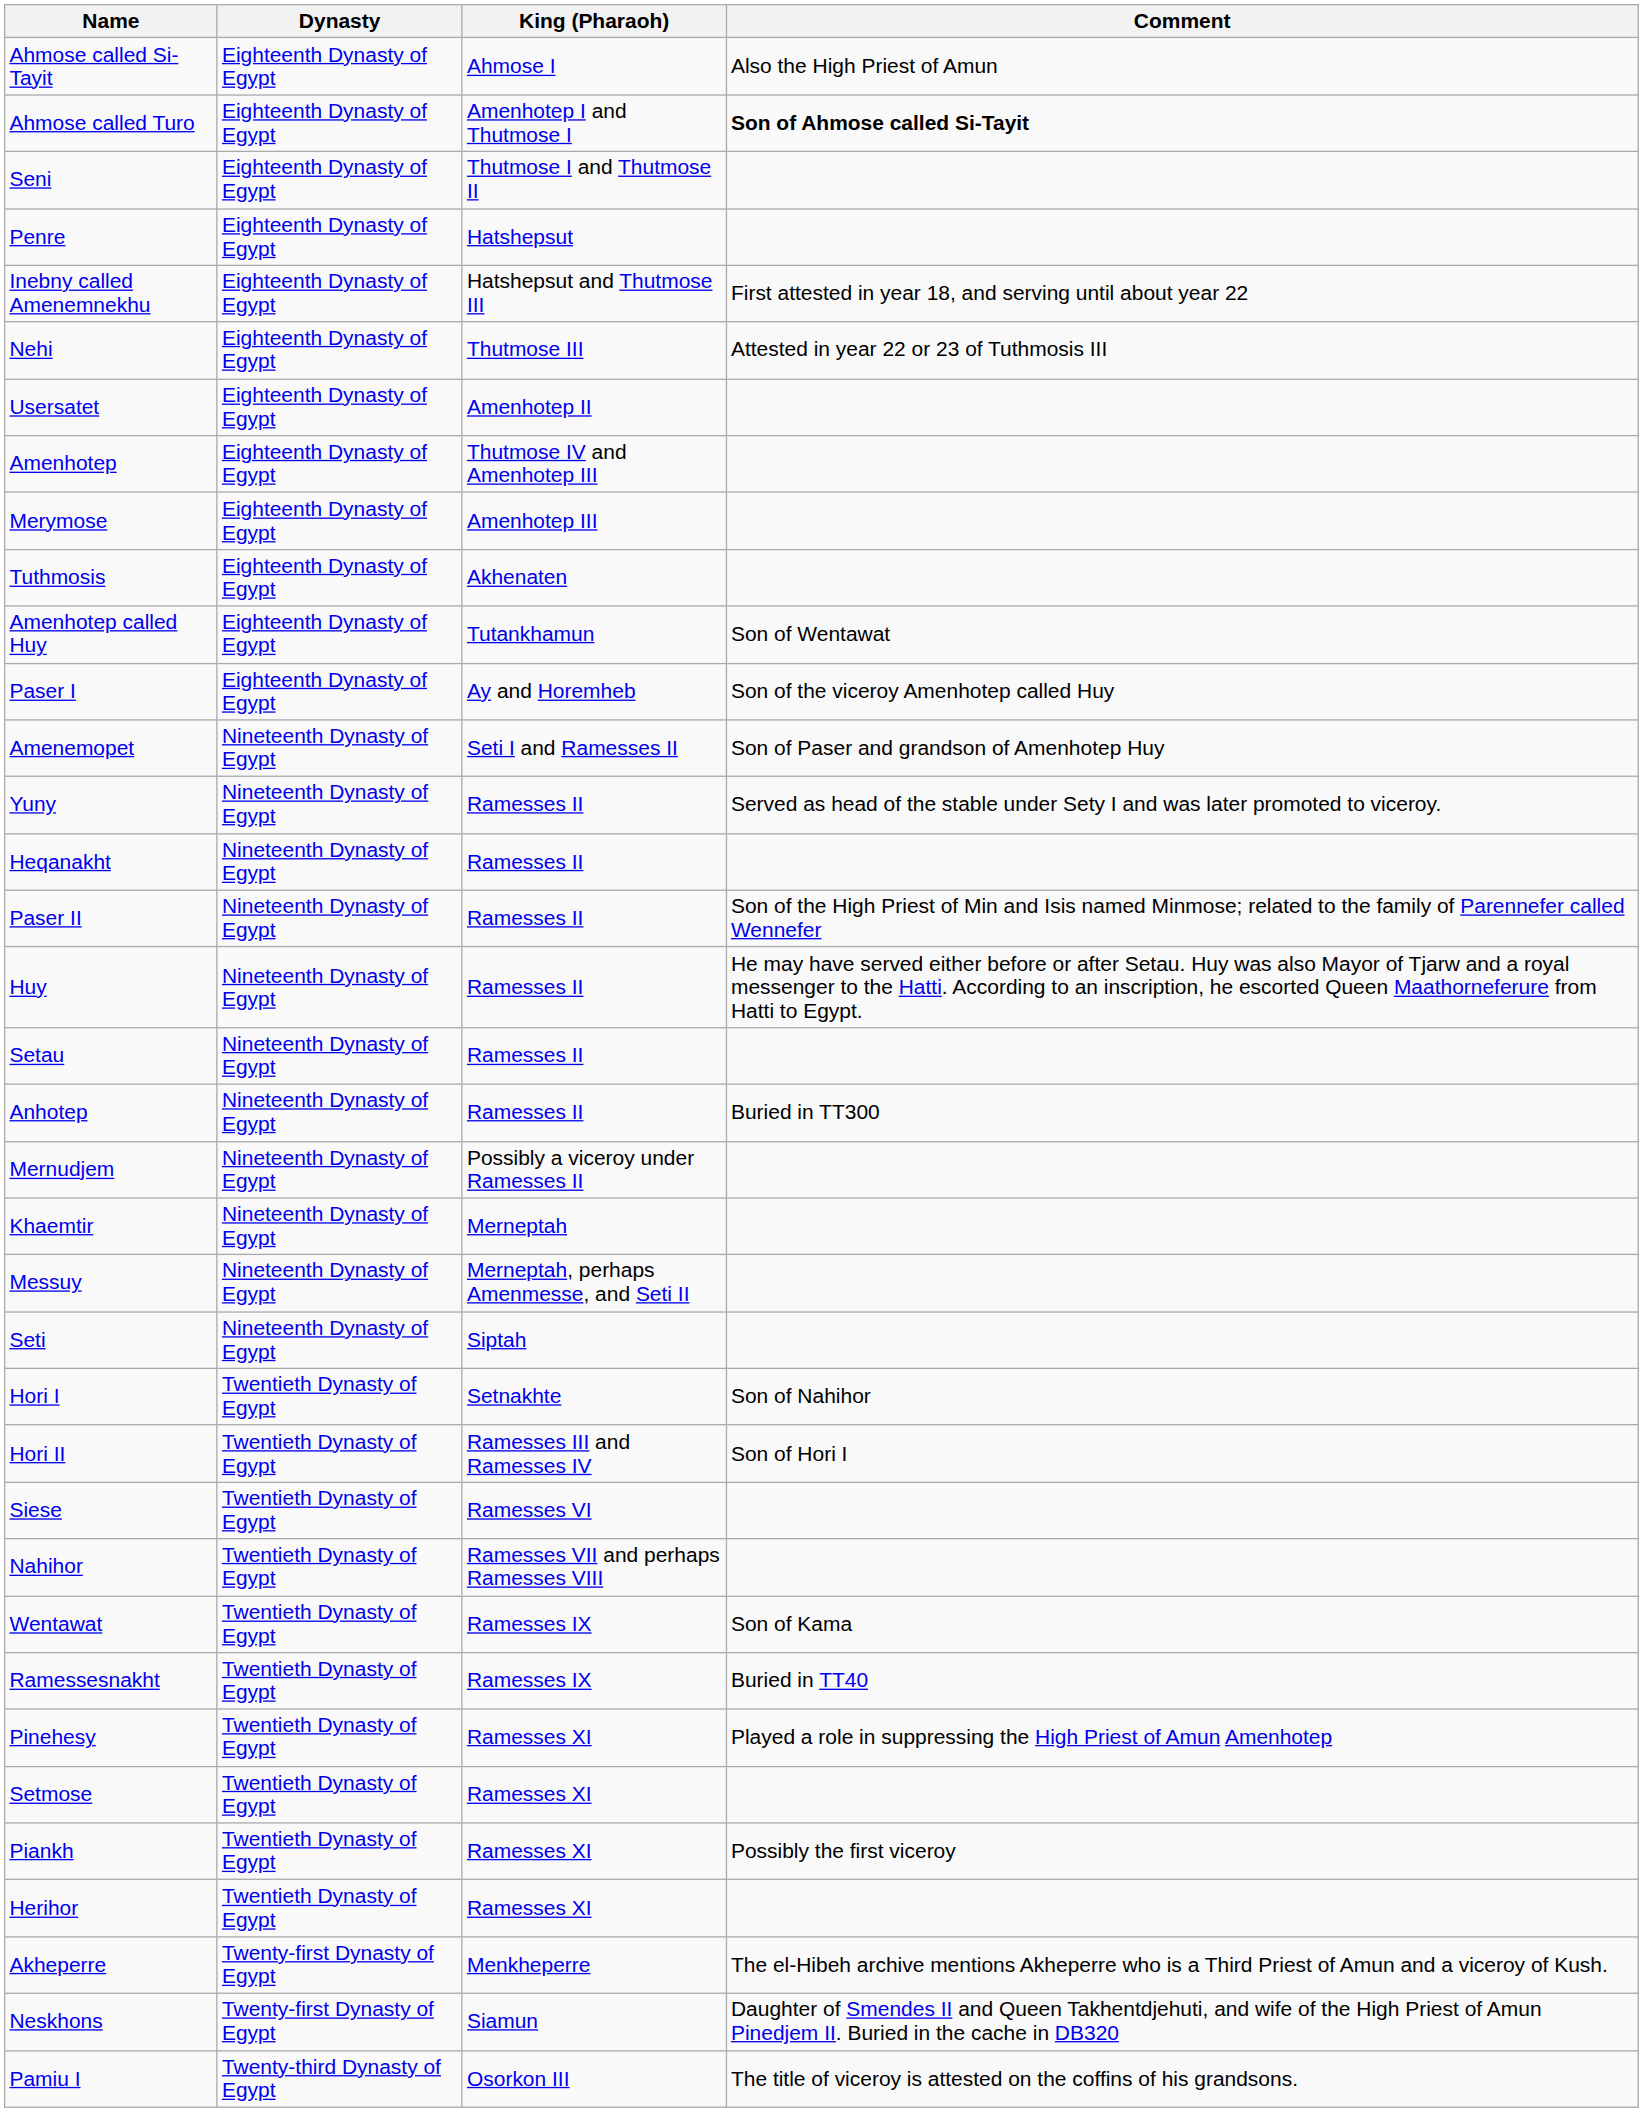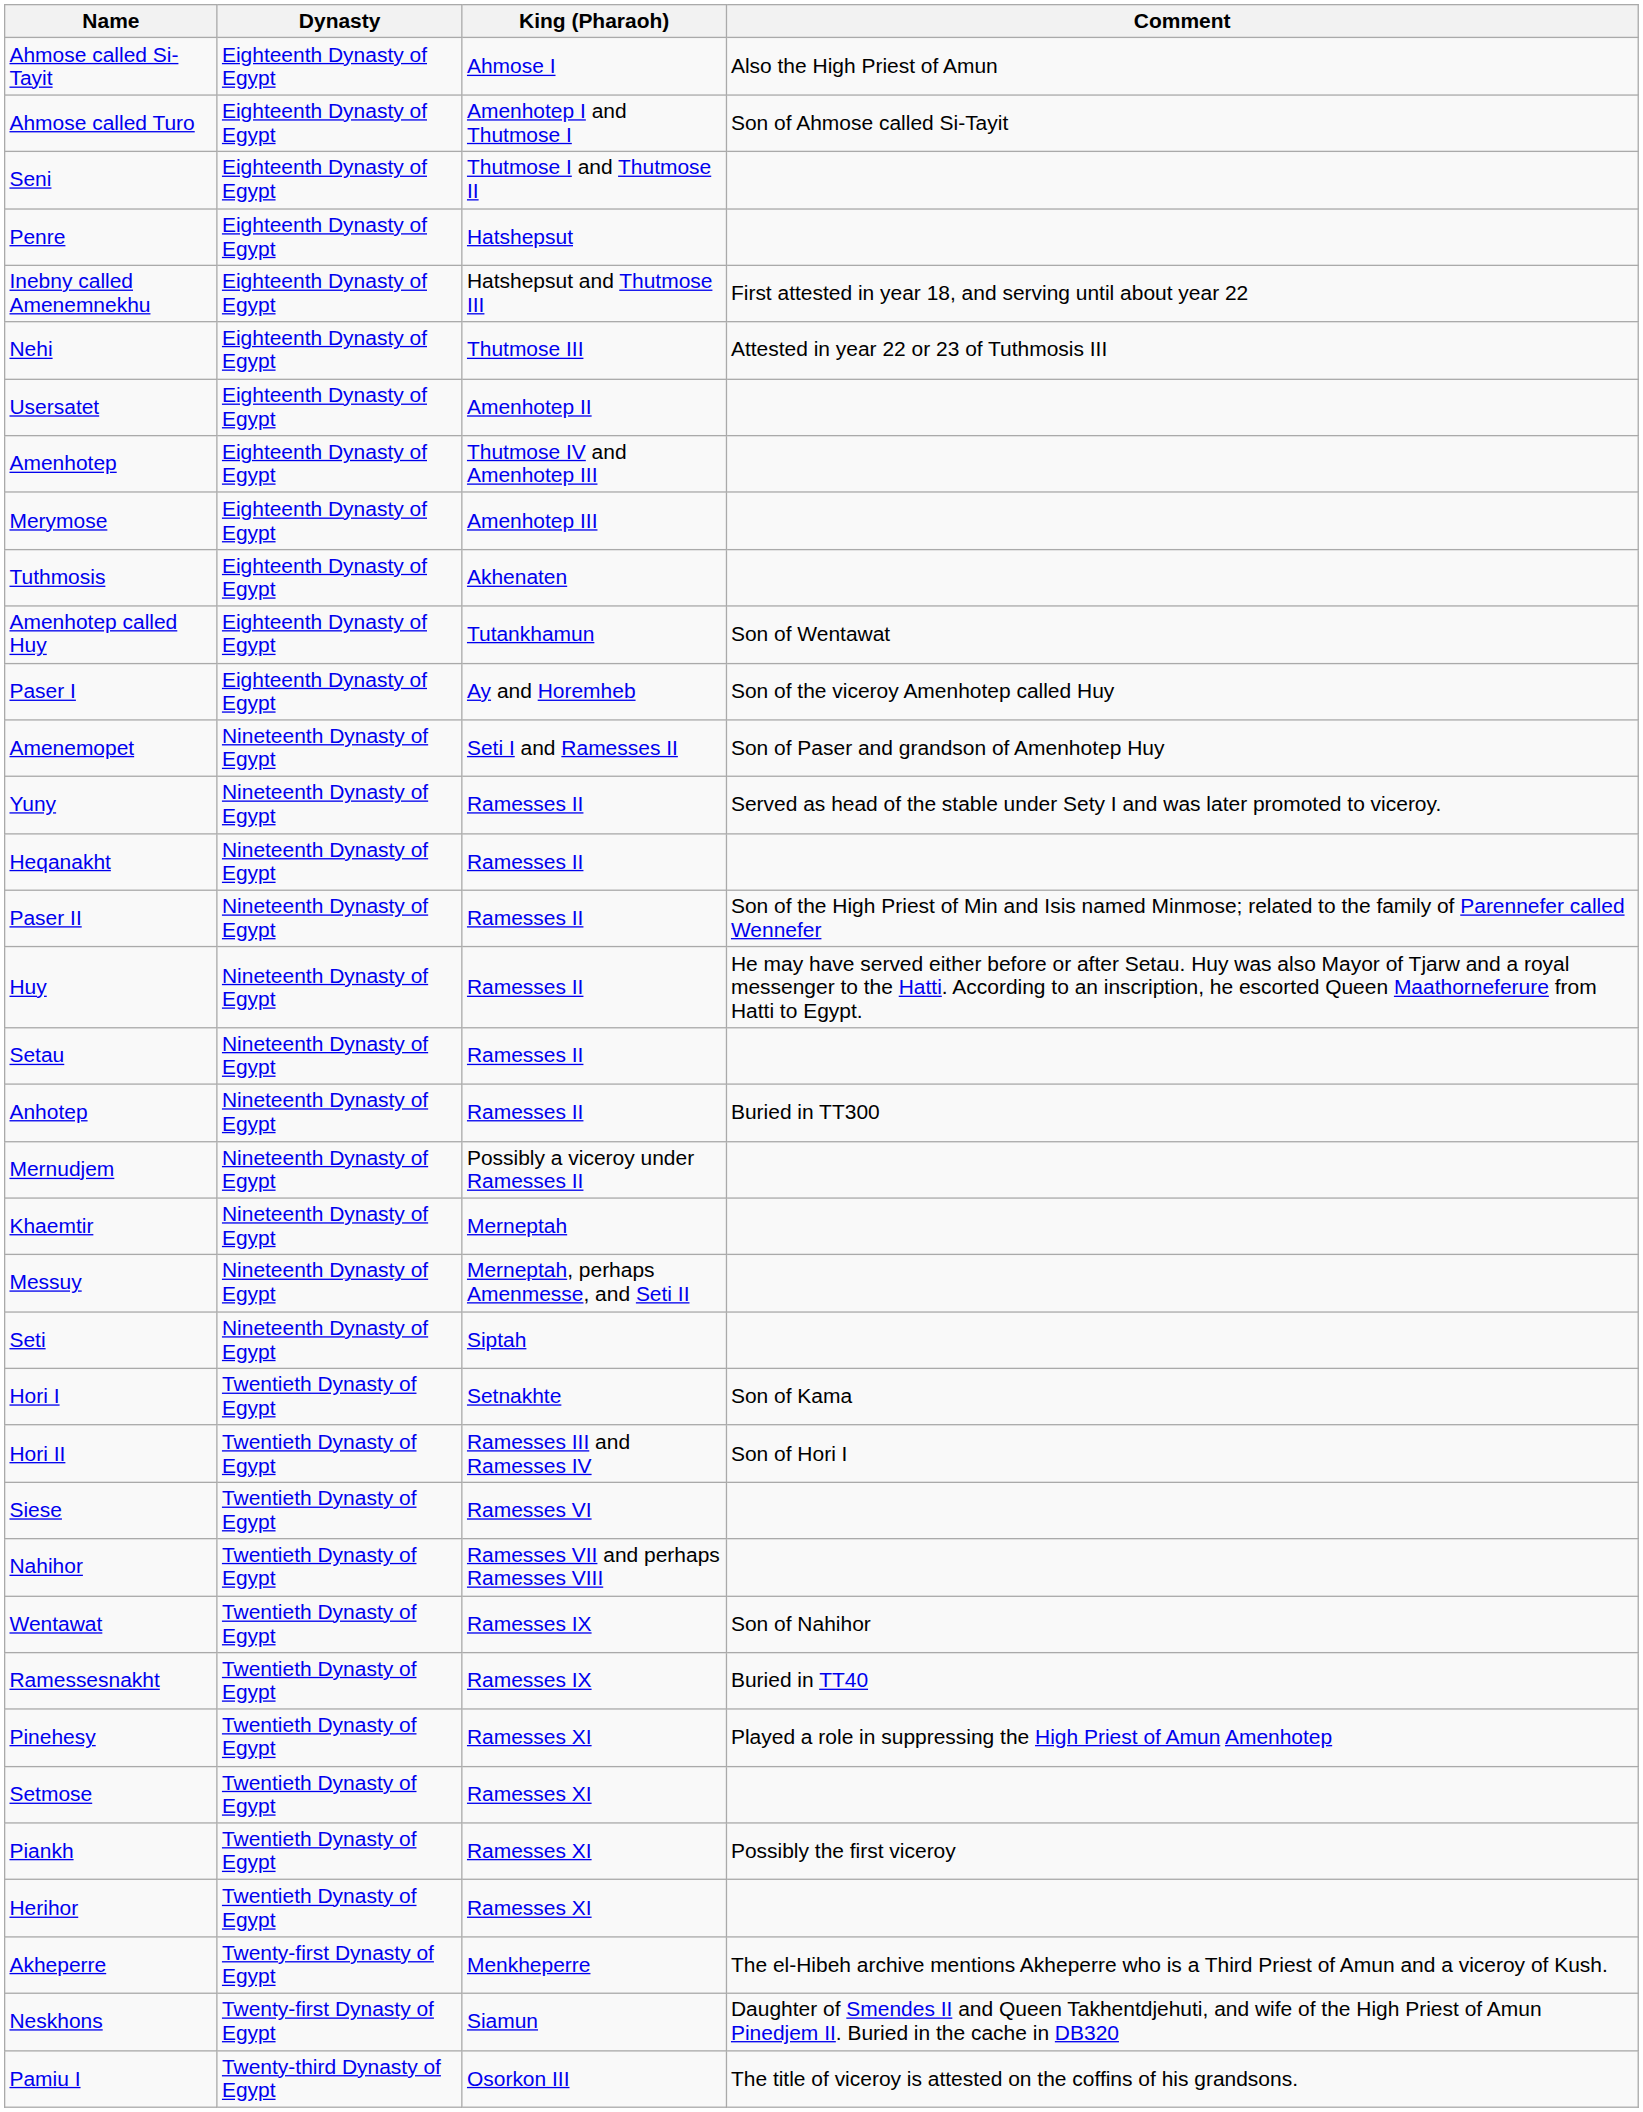(880, 122) bold -> (870, 122) normal
(801, 1396) Son of Nahihor -> (792, 1396) Son of Kama
(792, 1623) Son of Kama -> (801, 1623) Son of Nahihor
